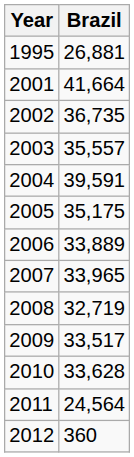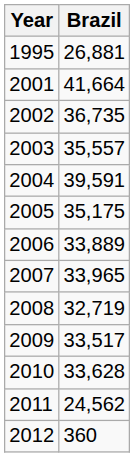(94, 404) 24,564 -> (94, 404) 24,562
